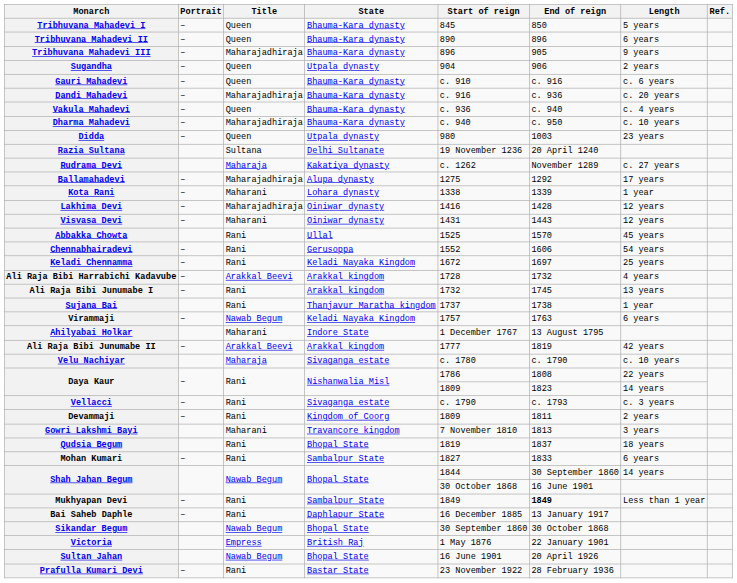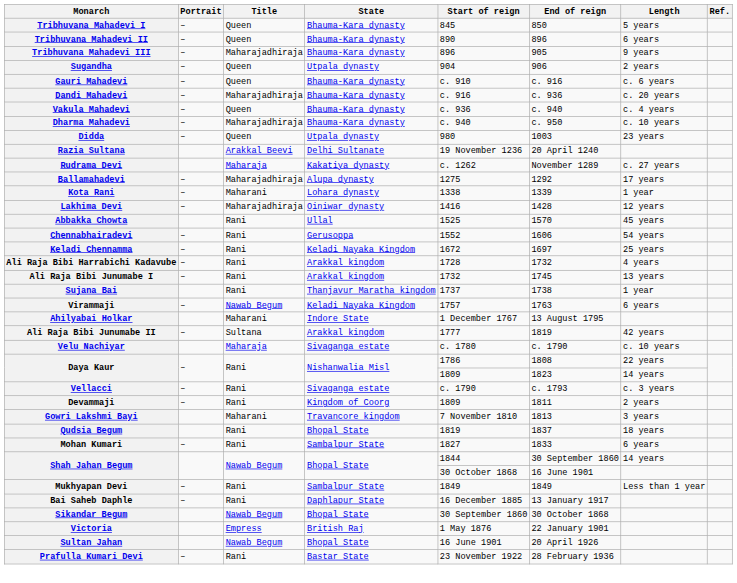(244, 151) Sultana -> (259, 151) Arakkal Beevi
- row: (91, 221)
(259, 277) Arakkal Beevi -> (236, 263) Rani
(259, 347) Arakkal Beevi -> (244, 333) Sultana
(542, 501) bold -> (542, 487) normal
